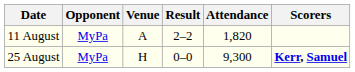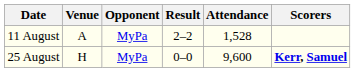columns swapped: (93, 15) <-> (143, 15)
(237, 36) 1,820 -> (237, 36) 1,528
(237, 57) 9,300 -> (237, 57) 9,600
